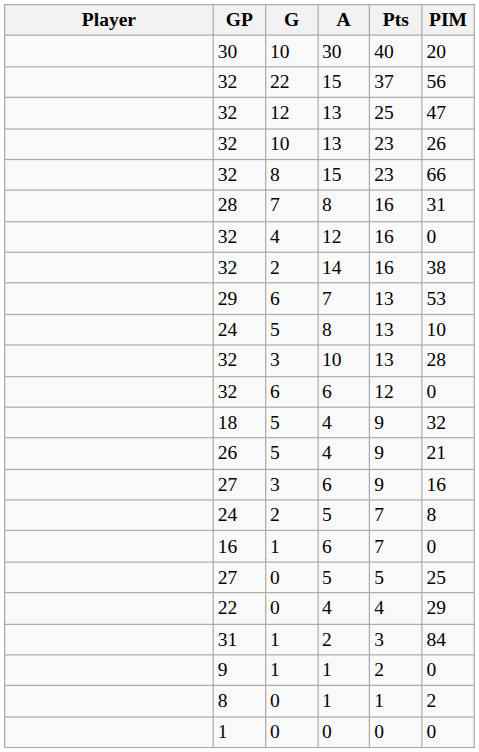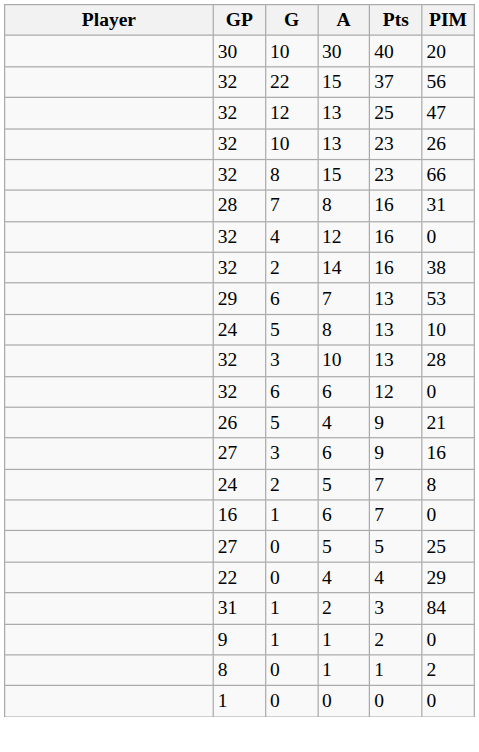- row: (228, 422)
